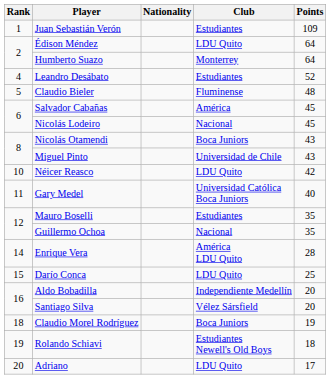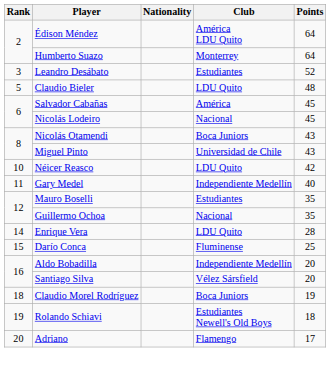- row: (78, 28)
(219, 44) LDU Quito -> (219, 34) América LDU Quito
(18, 76) 4 -> (18, 71) 3
(219, 92) Fluminense -> (219, 87) LDU Quito
(239, 194) Universidad Católica Boca Juniors -> (244, 183) Independiente Medellín
(219, 253) América LDU Quito -> (219, 231) LDU Quito
(219, 274) LDU Quito -> (219, 247) Fluminense
(219, 366) LDU Quito -> (216, 338) Flamengo
